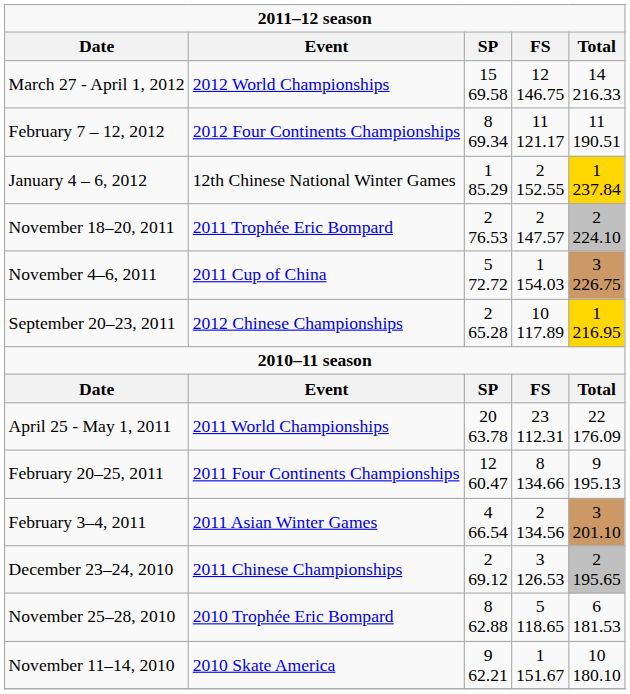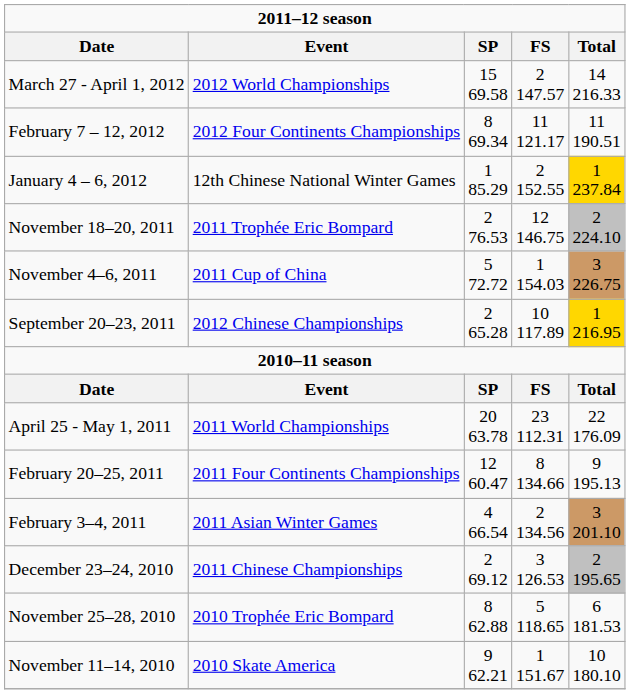(540, 84) 12 146.75 -> (540, 84) 2 147.57
(540, 227) 2 147.57 -> (540, 227) 12 146.75
